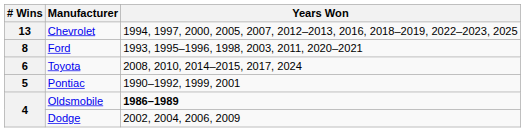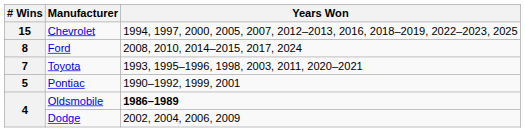(25, 31) 13 -> (25, 31) 15
(243, 48) 1993, 1995–1996, 1998, 2003, 2011, 2020–2021 -> (213, 48) 2008, 2010, 2014–2015, 2017, 2024
(25, 66) 6 -> (25, 66) 7
(213, 66) 2008, 2010, 2014–2015, 2017, 2024 -> (243, 66) 1993, 1995–1996, 1998, 2003, 2011, 2020–2021
